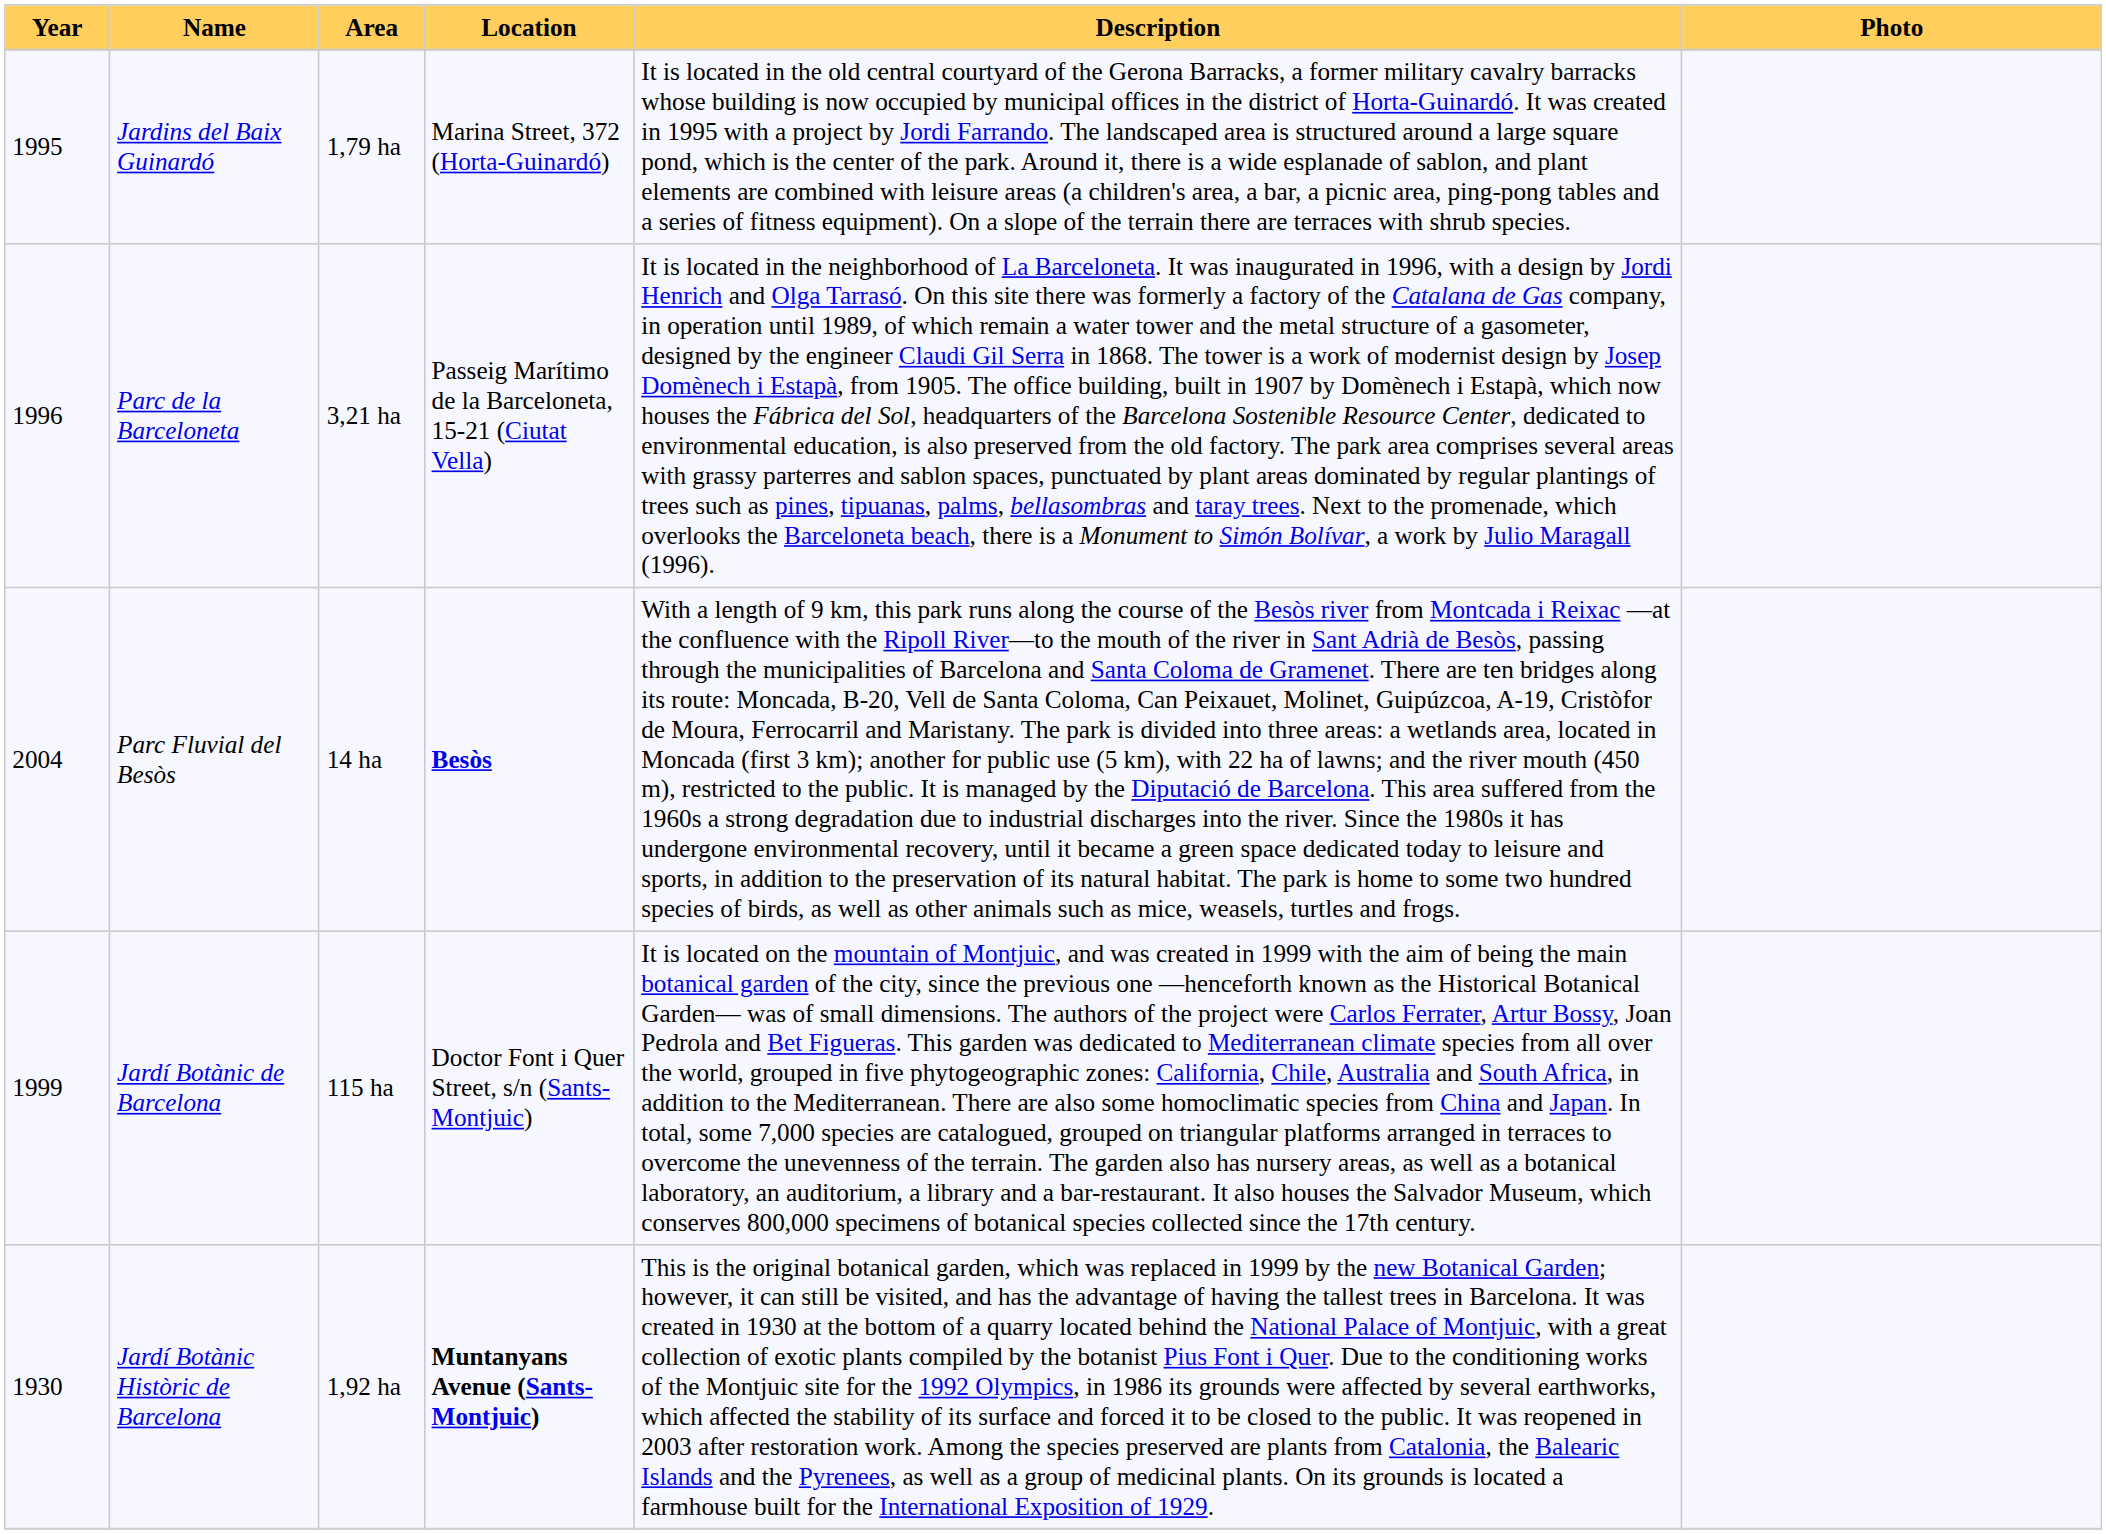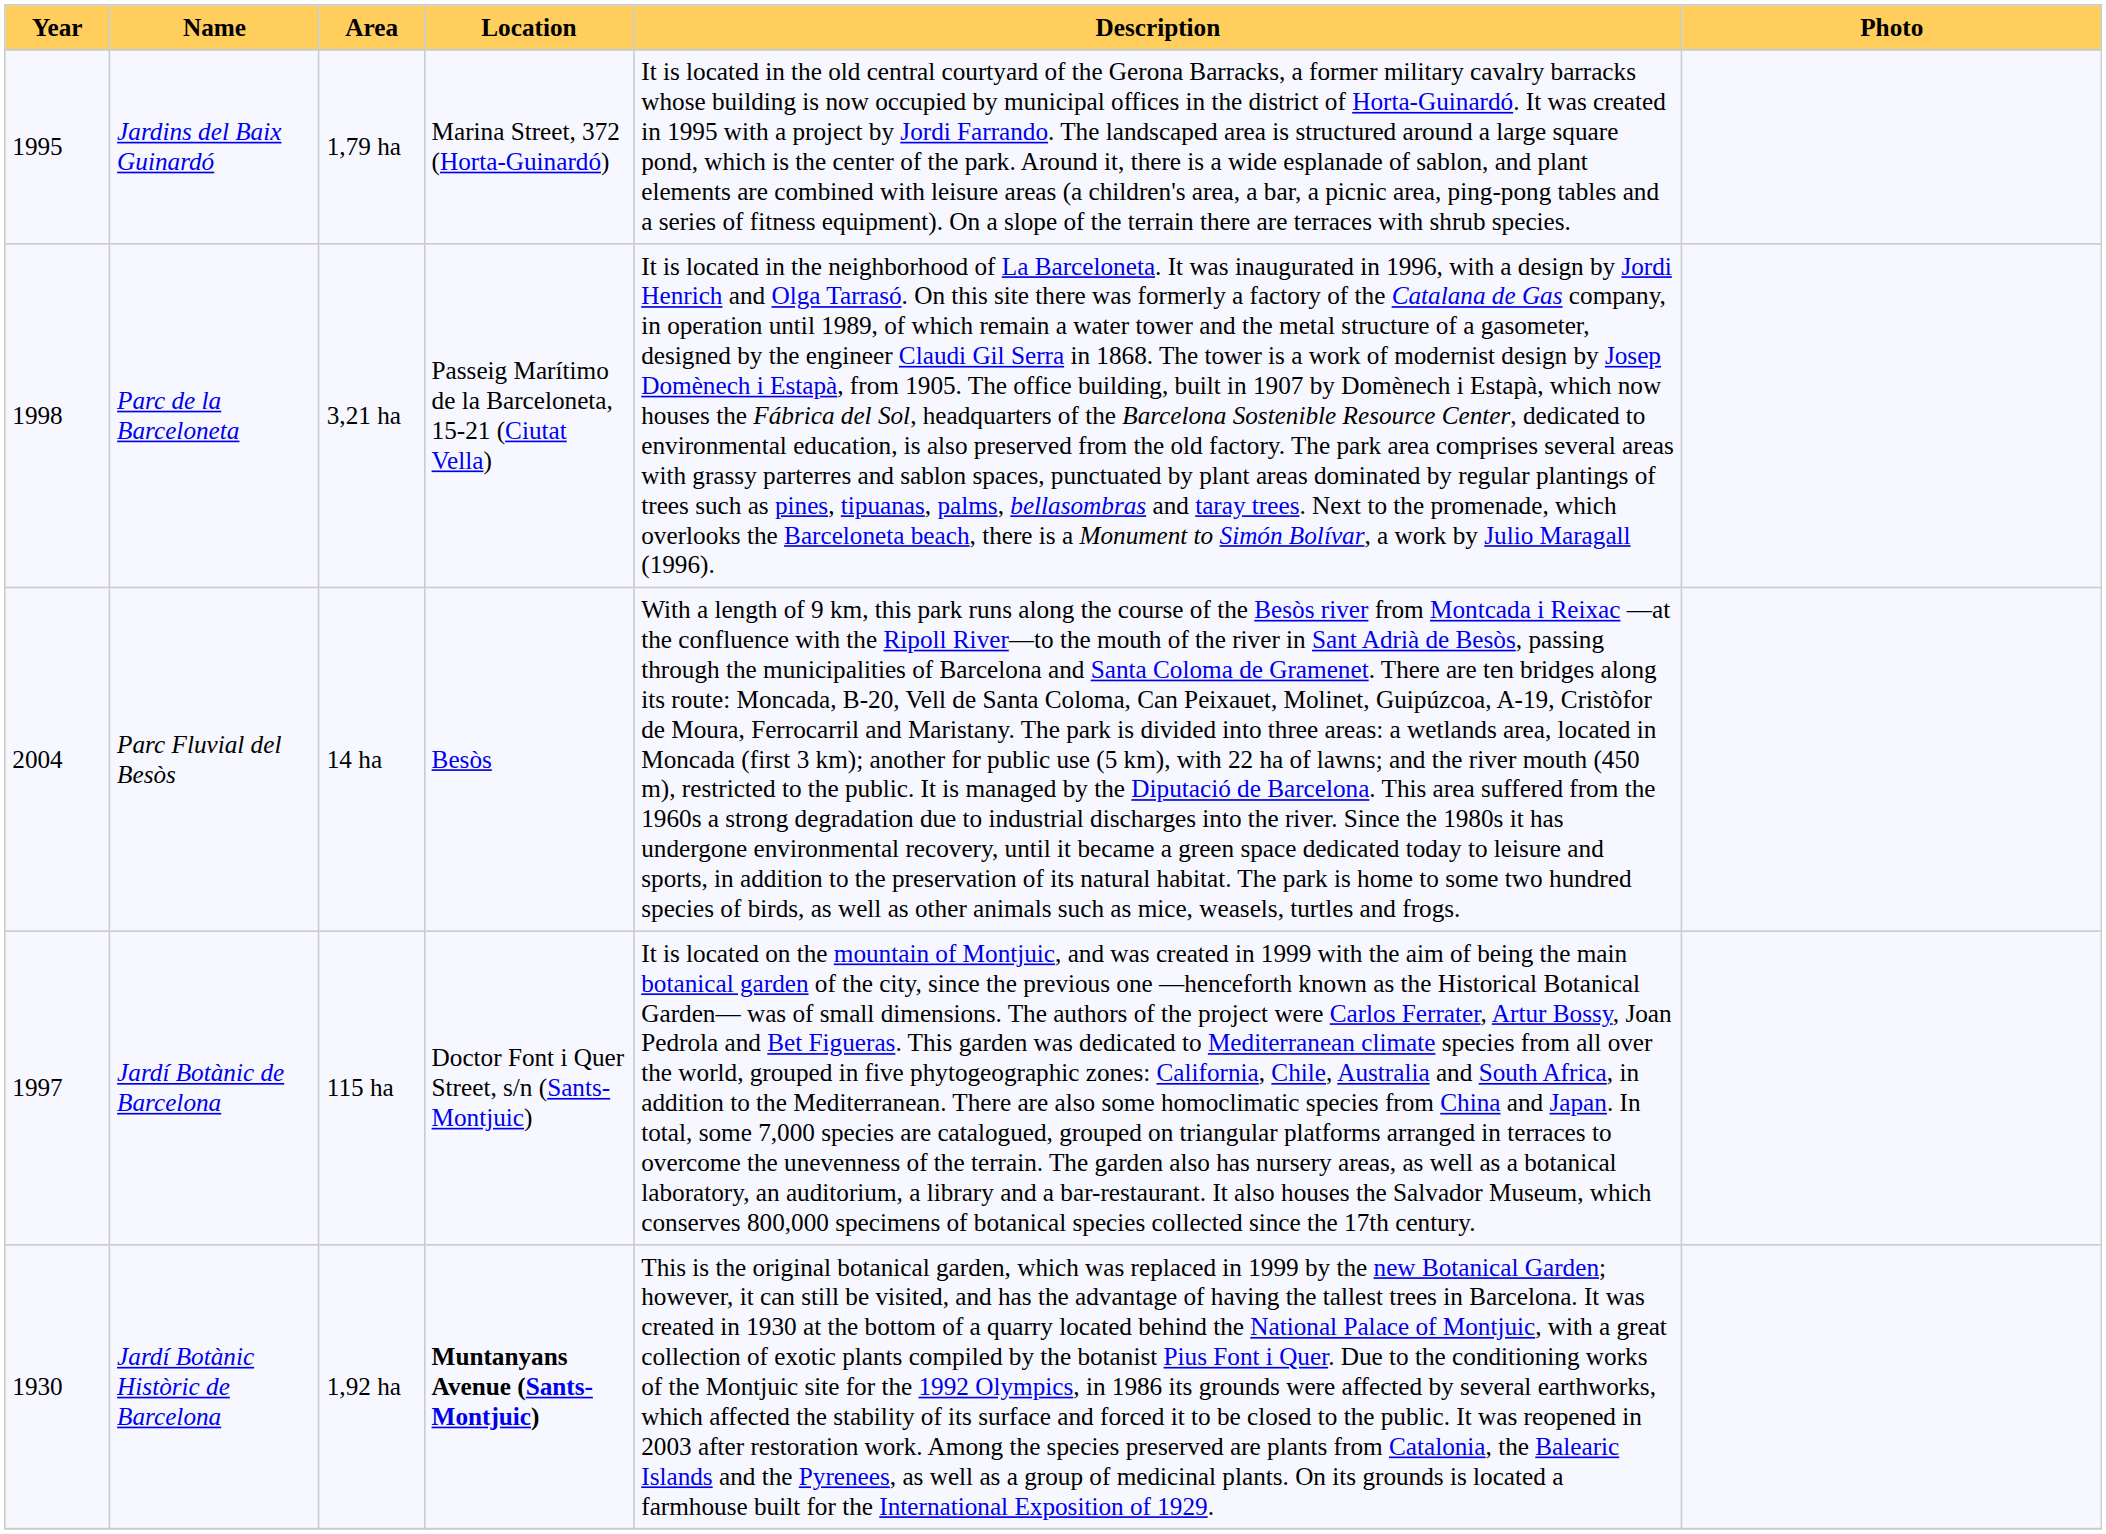(38, 415) 1996 -> (38, 415) 1998
(462, 758) bold -> (462, 758) normal
(38, 1087) 1999 -> (38, 1087) 1997
